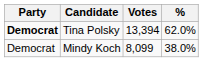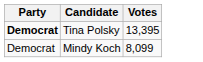- column: (180, 13)
(143, 30) 13,394 -> (143, 30) 13,395
